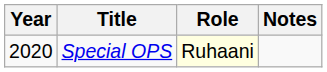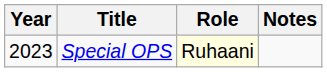(31, 50) 2020 -> (31, 50) 2023
